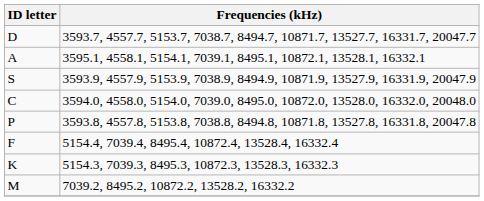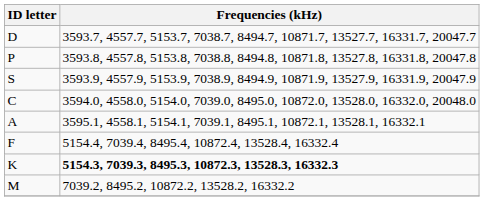rows swapped: (11, 121) <-> (12, 57)
(200, 164) normal -> (200, 164) bold
